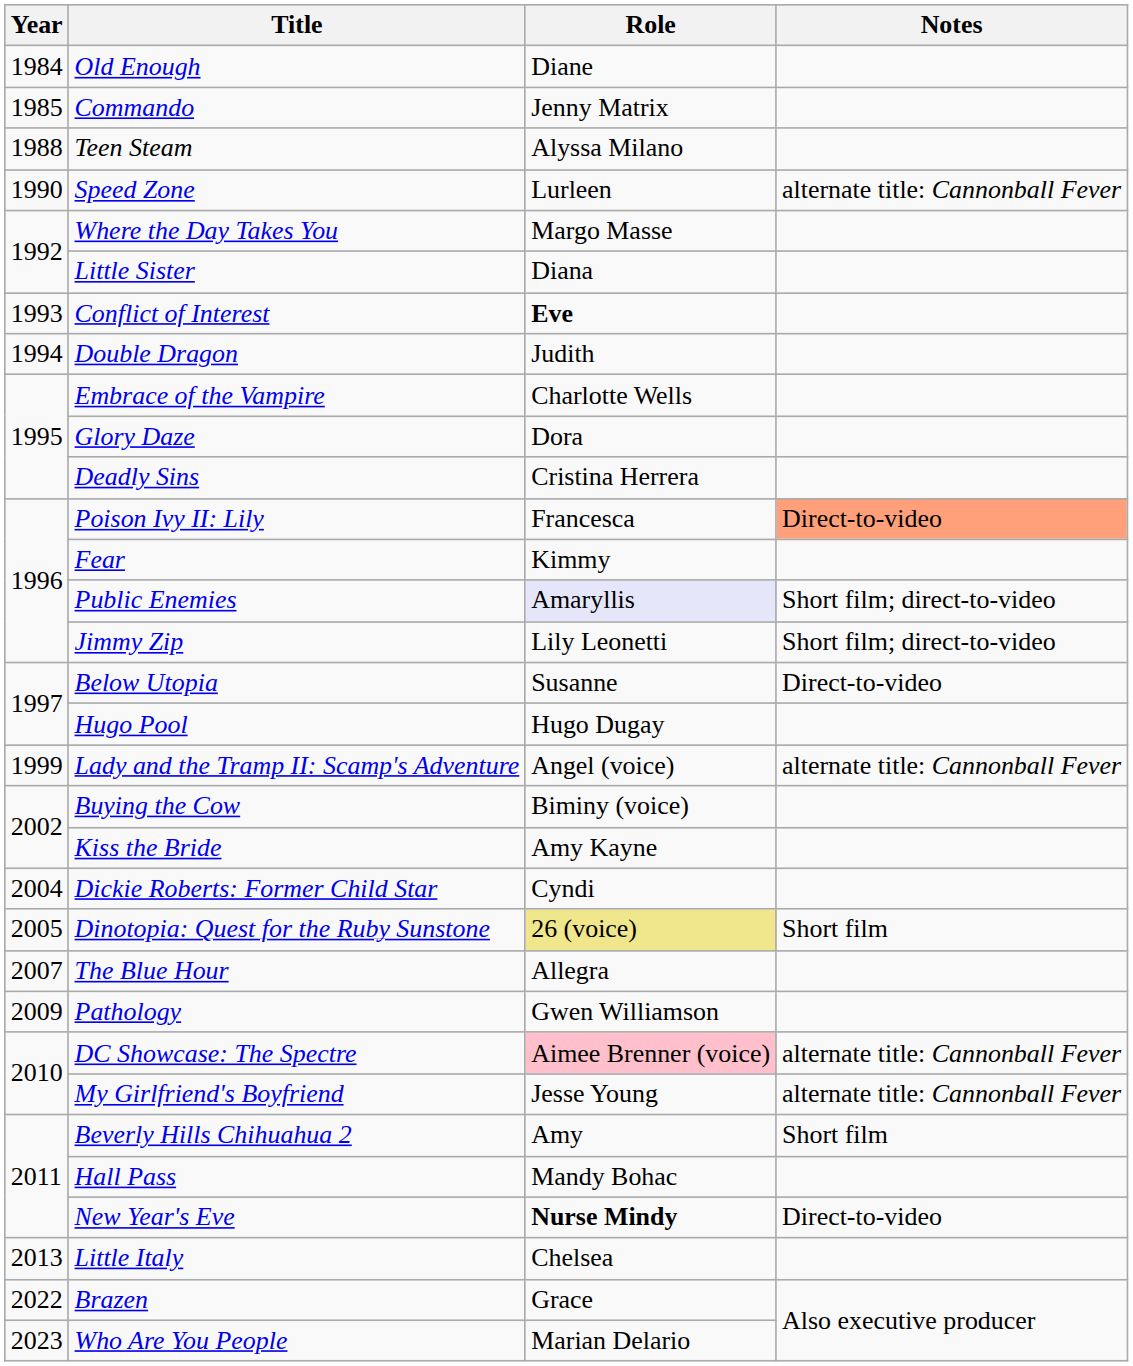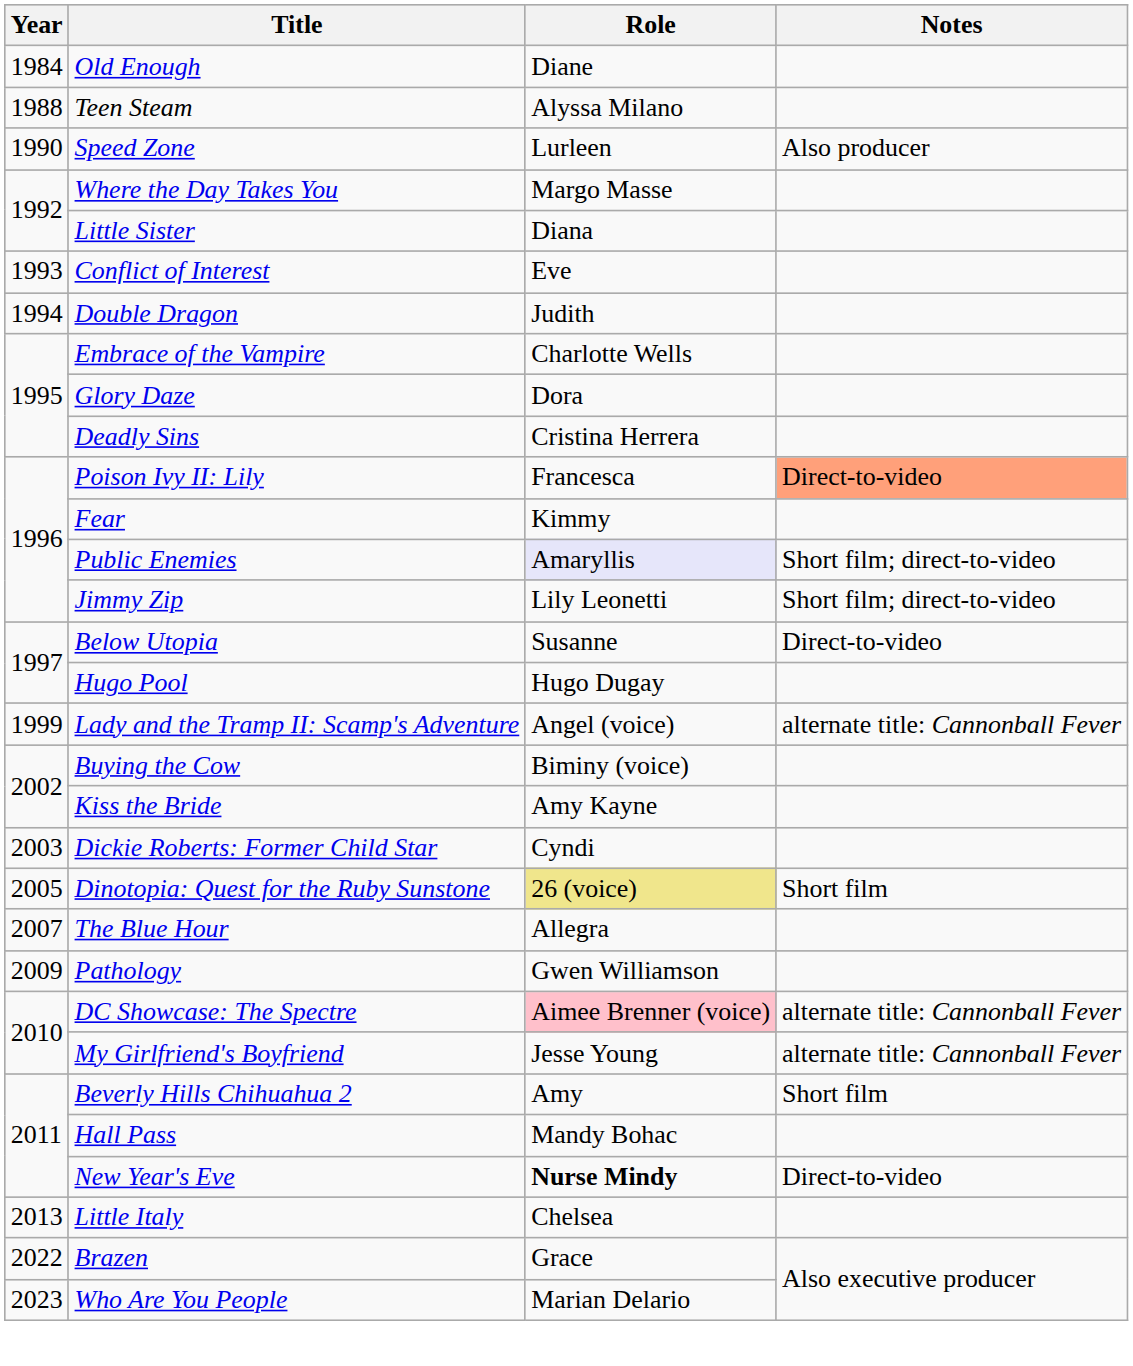- row: (134, 107)
(952, 189) alternate title: Cannonball Fever -> (856, 148) Also producer
(552, 312) bold -> (551, 271) normal
(37, 888) 2004 -> (37, 847) 2003
